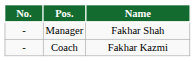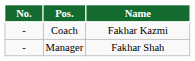rows swapped: (64, 30) <-> (64, 47)
